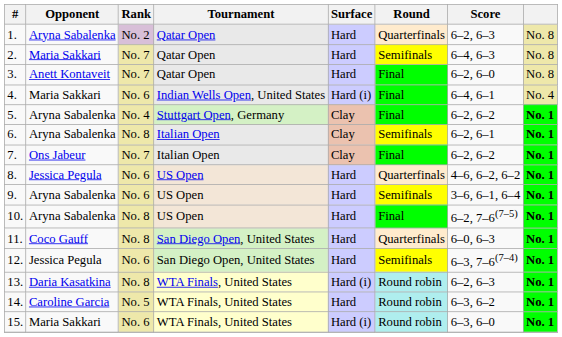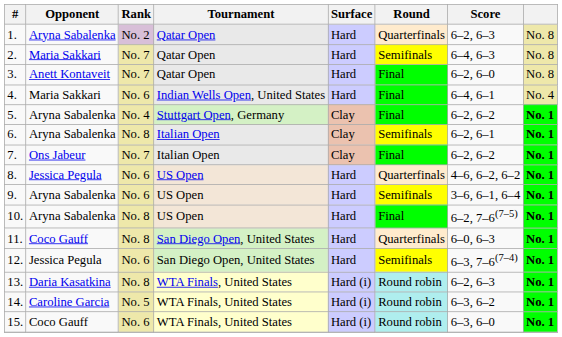(351, 94) Hard (i) -> (344, 94) Hard
(344, 302) Hard -> (351, 302) Hard (i)
(65, 322) Maria Sakkari -> (58, 322) Coco Gauff
